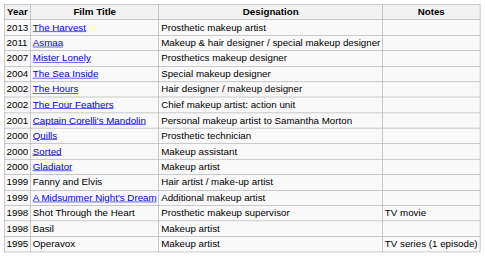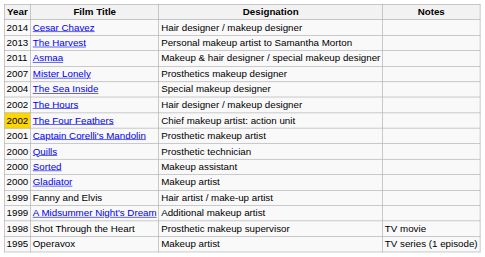+ row: (64, 27)
(214, 27) Prosthetic makeup artist -> (257, 43) Personal makeup artist to Samantha Morton
(17, 105) no background -> (17, 120) gold background
(257, 120) Personal makeup artist to Samantha Morton -> (214, 136) Prosthetic makeup artist
- row: (43, 228)
